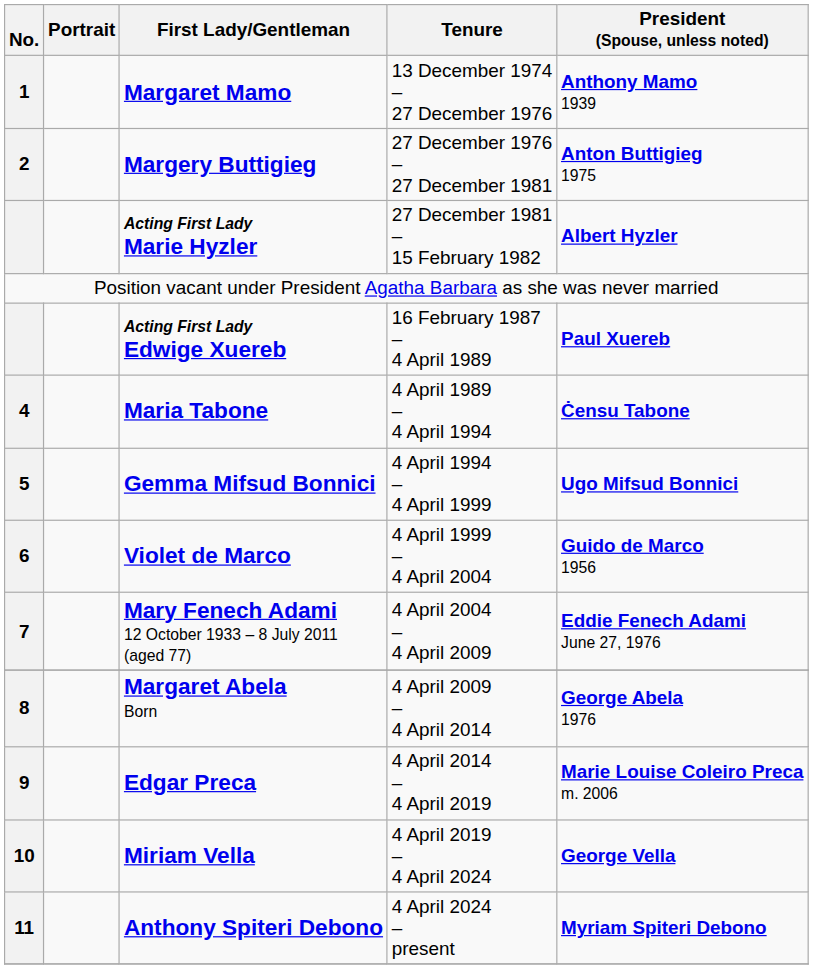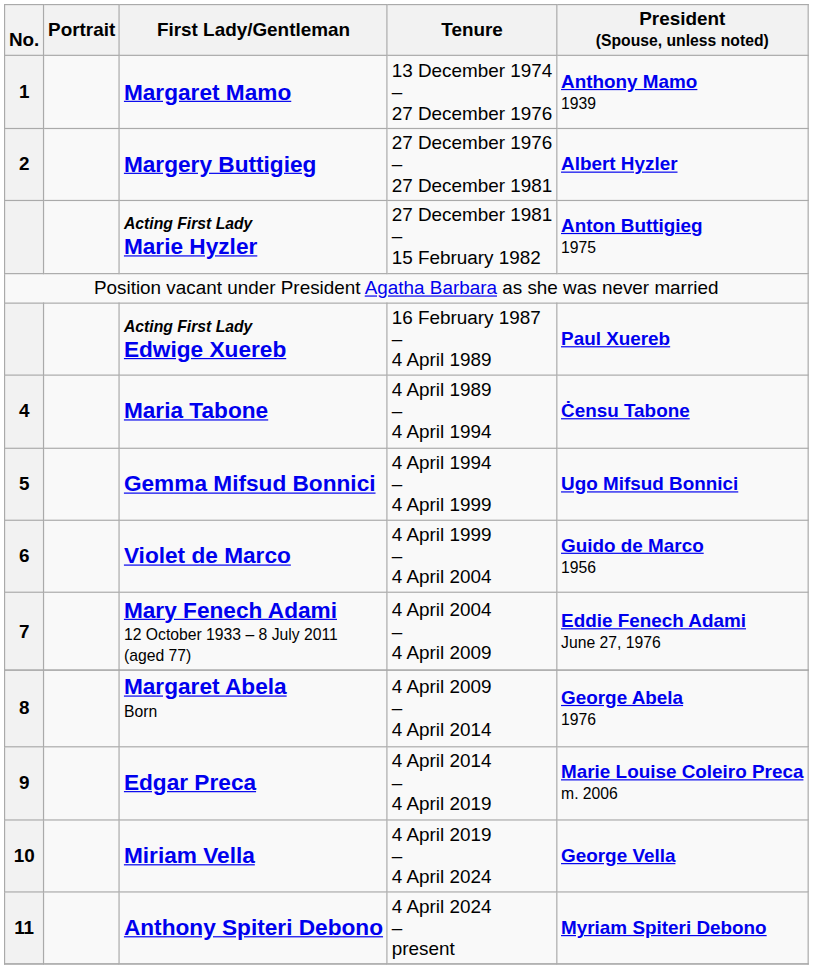(632, 164) Anton Buttigieg 1975 -> (619, 164) Albert Hyzler
(619, 236) Albert Hyzler -> (632, 236) Anton Buttigieg 1975
